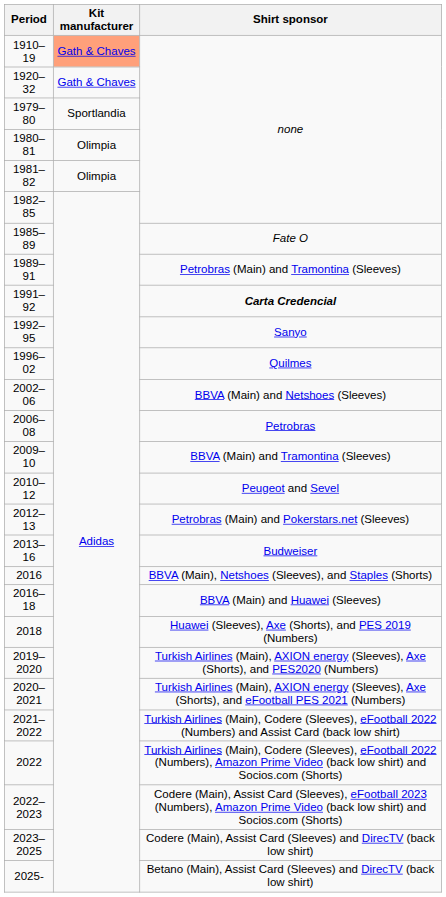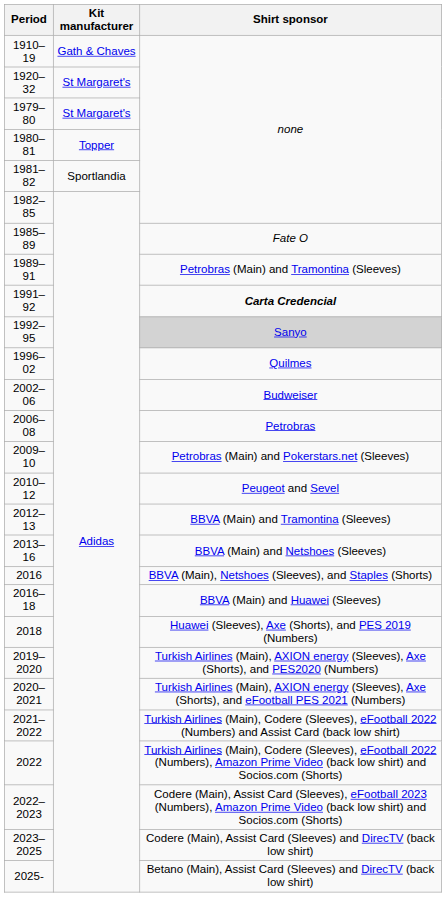(97, 51) lightsalmon background -> (97, 51) no background
(97, 82) Gath & Chaves -> (97, 82) St Margaret's
(97, 113) Sportlandia -> (97, 113) St Margaret's
(97, 145) Olimpia -> (97, 145) Topper
(97, 176) Olimpia -> (97, 176) Sportlandia
(290, 332) no background -> (290, 332) lightgrey background
(290, 394) BBVA (Main) and Netshoes (Sleeves) -> (290, 394) Budweiser
(290, 457) BBVA (Main) and Tramontina (Sleeves) -> (290, 457) Petrobras (Main) and Pokerstars.net (Sleeves)
(290, 519) Petrobras (Main) and Pokerstars.net (Sleeves) -> (290, 519) BBVA (Main) and Tramontina (Sleeves)
(290, 551) Budweiser -> (290, 551) BBVA (Main) and Netshoes (Sleeves)
